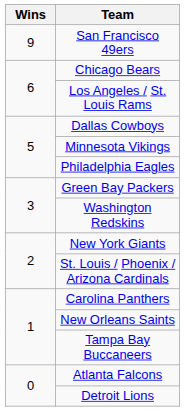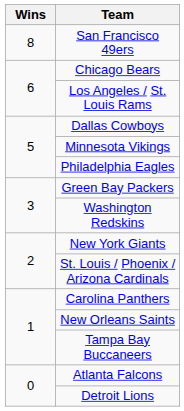(31, 42) 9 -> (31, 42) 8
